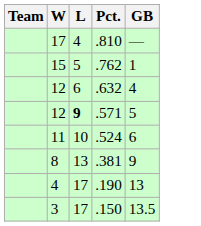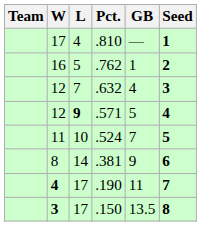+ column: (178, 16)
(58, 64) 15 -> (58, 64) 16
(77, 88) 6 -> (77, 88) 7
(133, 137) 6 -> (133, 137) 7
(81, 161) 13 -> (81, 161) 14
(55, 185) normal -> (55, 185) bold
(136, 185) 13 -> (136, 185) 11
(55, 209) normal -> (55, 209) bold
